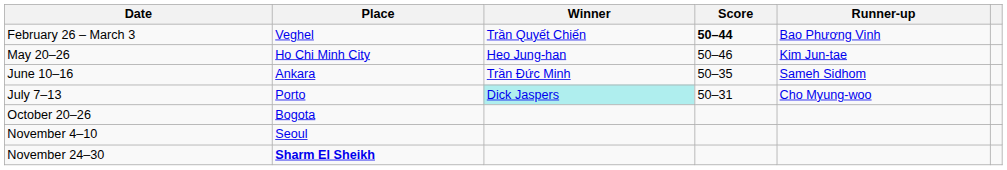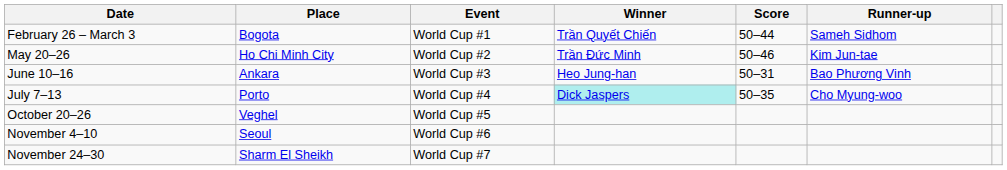+ column: (482, 14)
(295, 34) Veghel -> (259, 34) Bogota
(715, 34) bold -> (757, 34) normal
(830, 34) Bao Phương Vinh -> (853, 34) Sameh Sidhom
(527, 54) Heo Jung-han -> (599, 54) Trần Đức Minh
(529, 74) Trần Đức Minh -> (597, 74) Heo Jung-han
(715, 74) 50–35 -> (757, 74) 50–31
(823, 74) Sameh Sidhom -> (861, 74) Bao Phương Vinh
(715, 94) 50–31 -> (757, 94) 50–35
(295, 114) Bogota -> (258, 114) Veghel
(325, 154) bold -> (286, 154) normal
